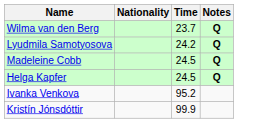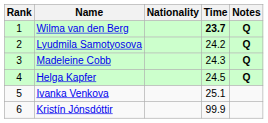+ column: (19, 12)
(186, 28) normal -> (216, 28) bold
(186, 61) 24.5 -> (216, 61) 24.3
(186, 93) 95.2 -> (216, 93) 25.1
